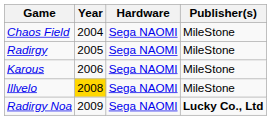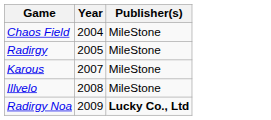- column: (143, 13)
(90, 69) 2006 -> (90, 69) 2007
(90, 87) gold background -> (90, 87) no background
